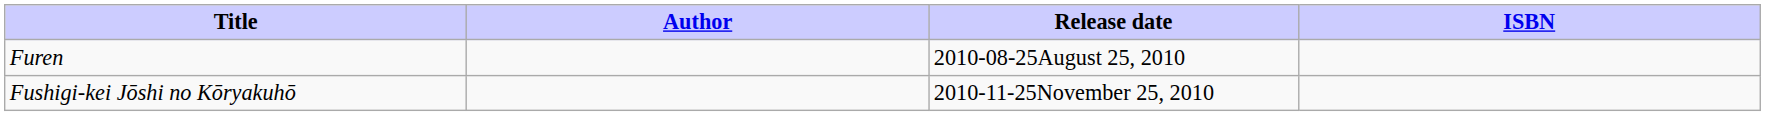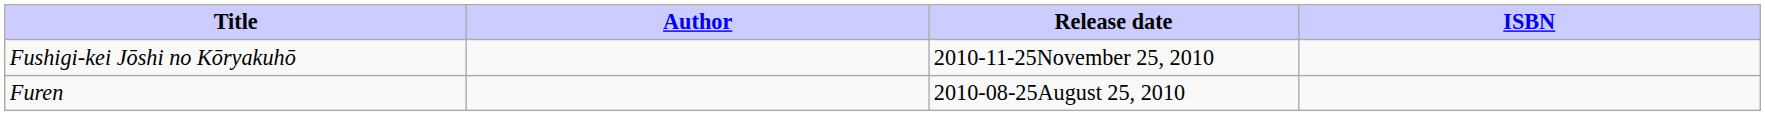rows swapped: (37, 57) <-> (153, 92)
